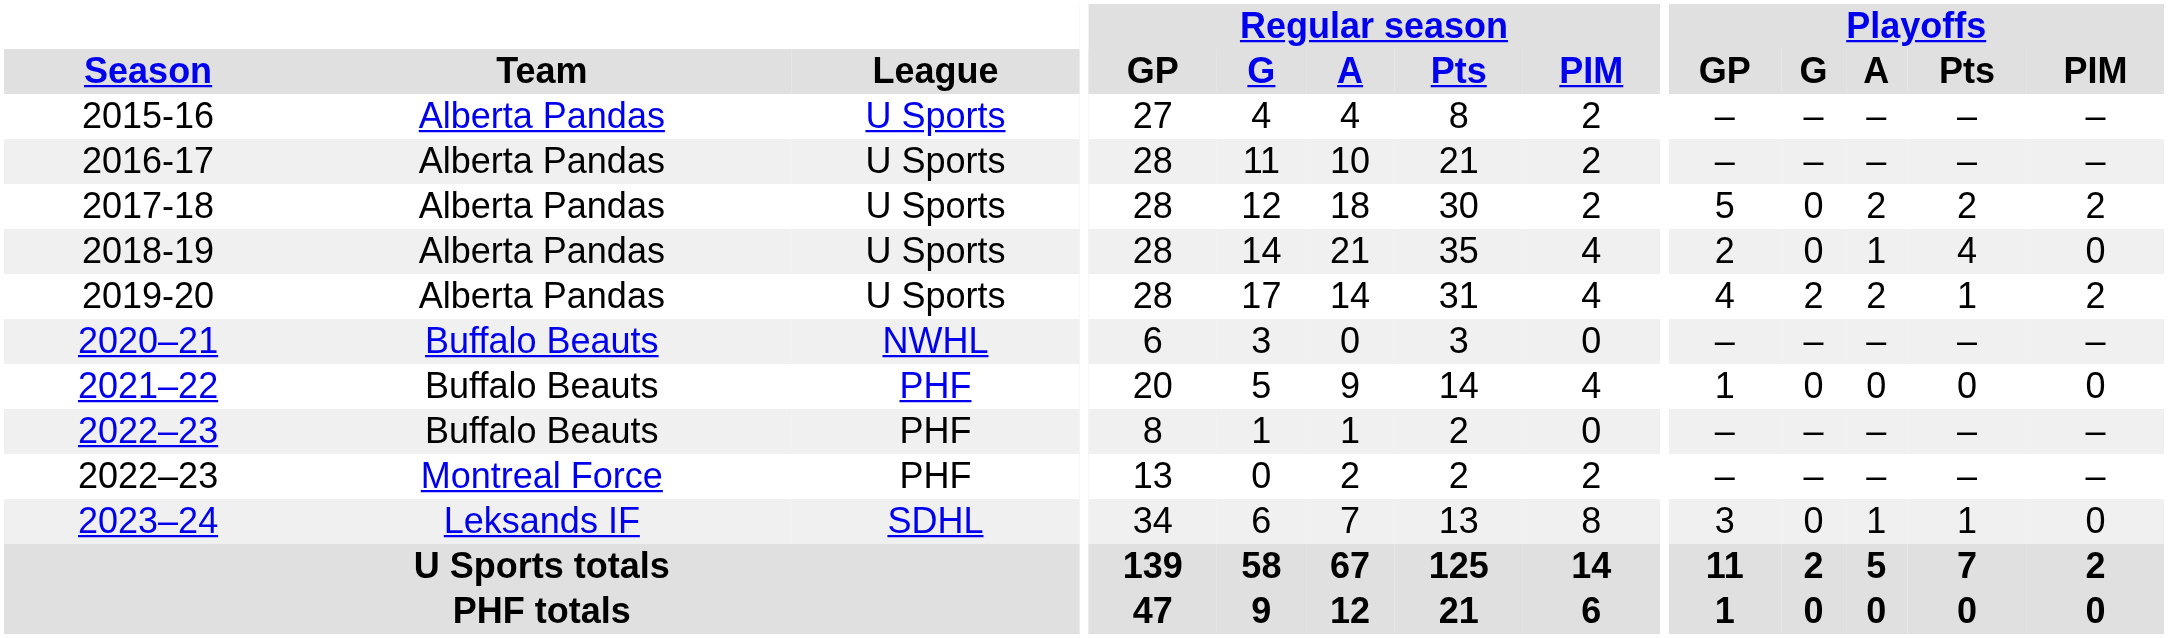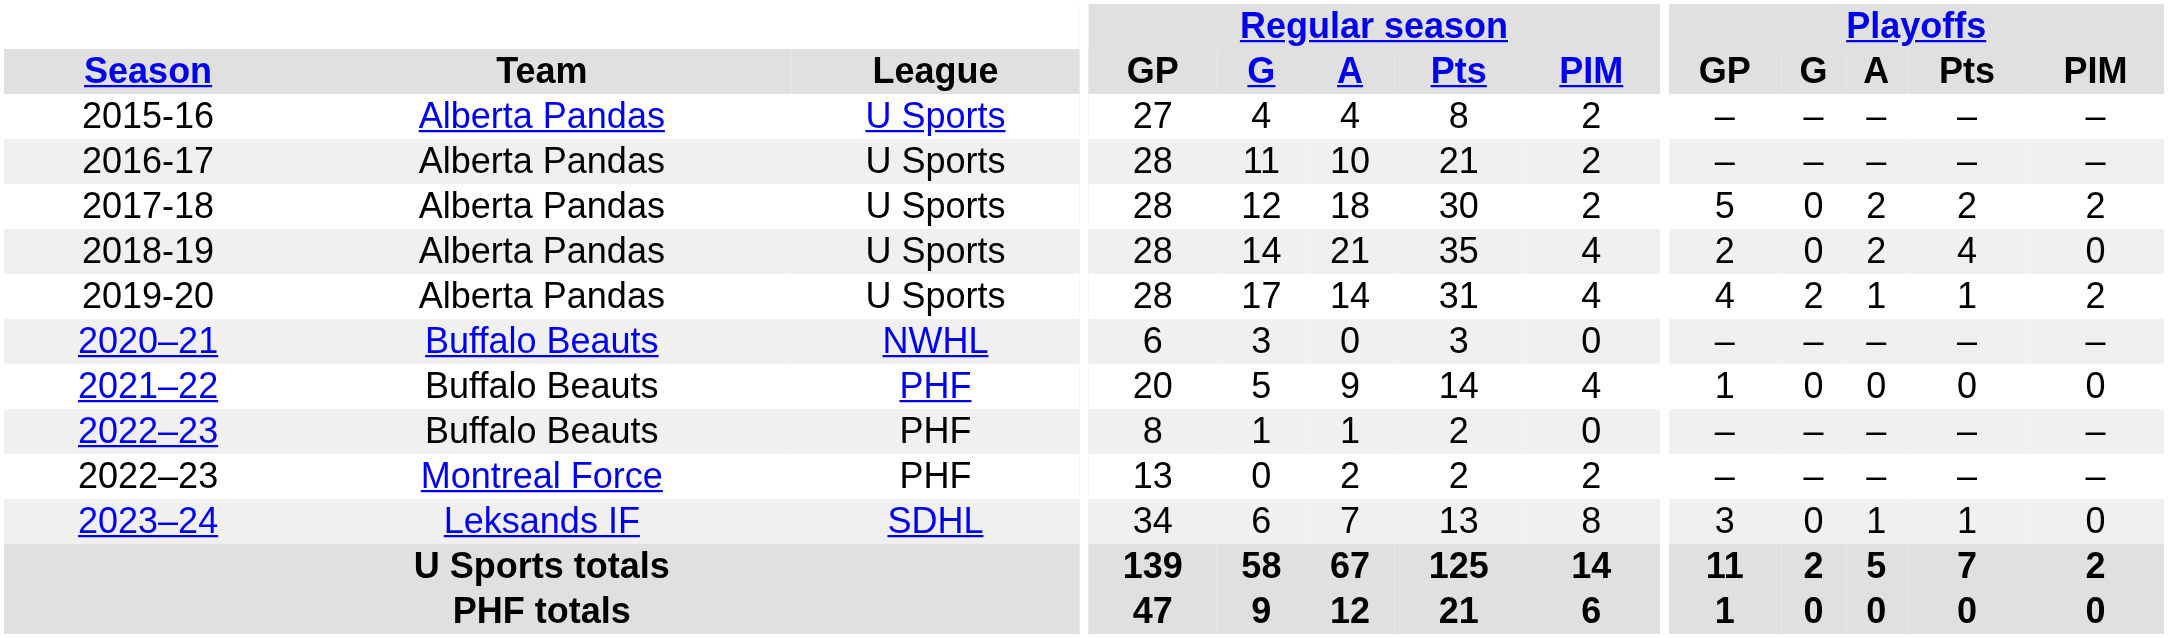(1876, 250) 1 -> (1876, 250) 2
(1876, 295) 2 -> (1876, 295) 1
